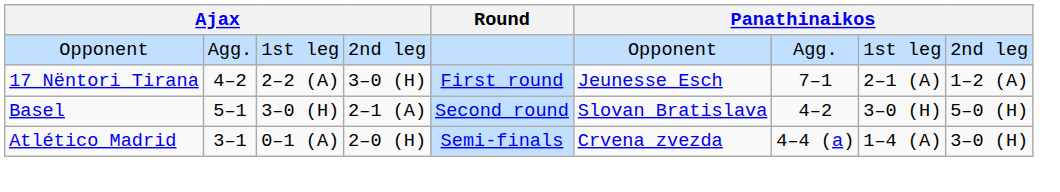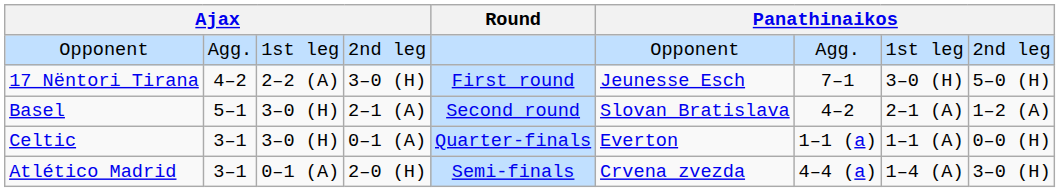(902, 80) 2–1 (A) -> (925, 80) 3–0 (H)
(989, 80) 1–2 (A) -> (1012, 80) 5–0 (H)
(902, 111) 3–0 (H) -> (925, 111) 2–1 (A)
(989, 111) 5–0 (H) -> (1012, 111) 1–2 (A)
+ row: (43, 141)
